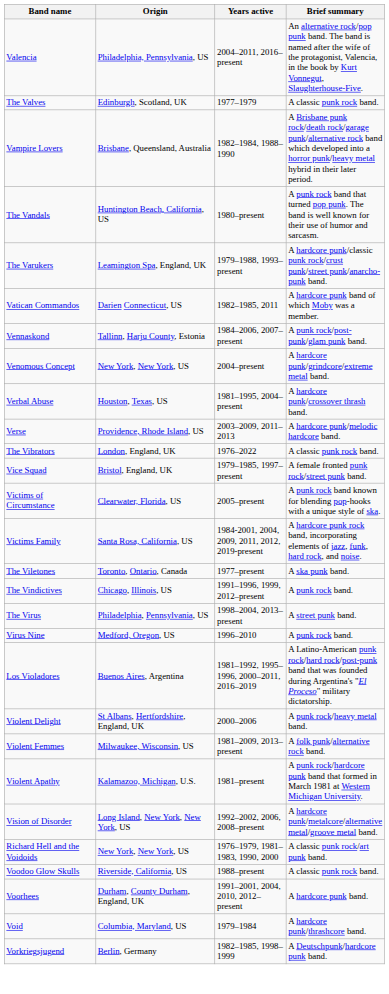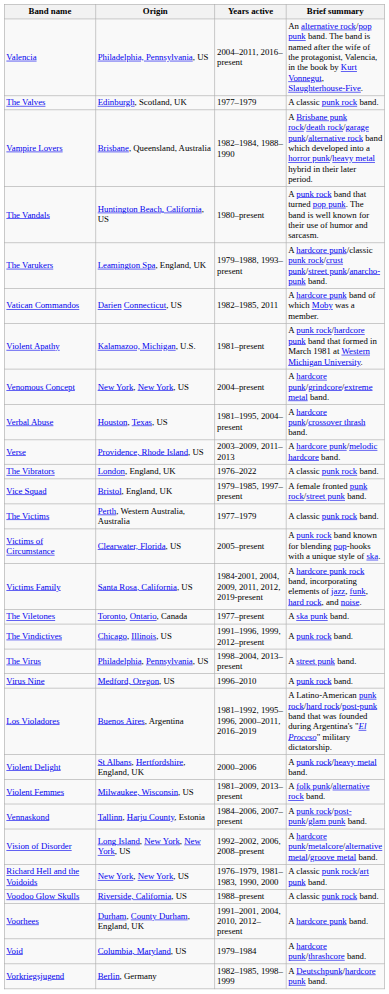rows swapped: (28, 336) <-> (33, 781)
+ row: (28, 516)
